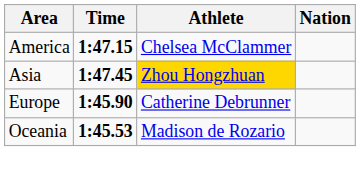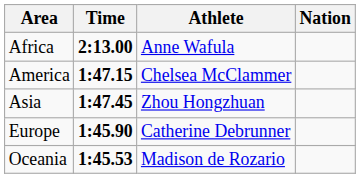+ row: (31, 46)
(203, 74) gold background -> (203, 103) no background
